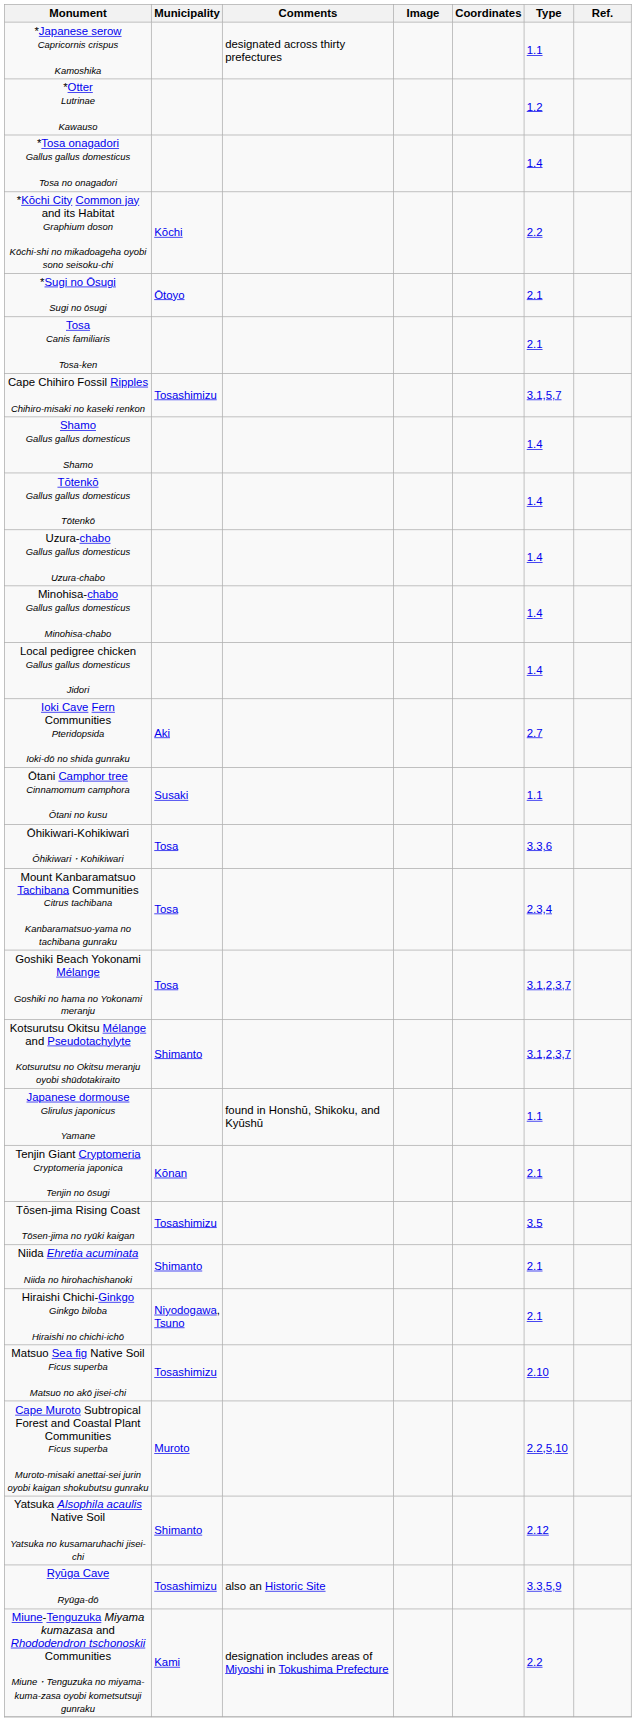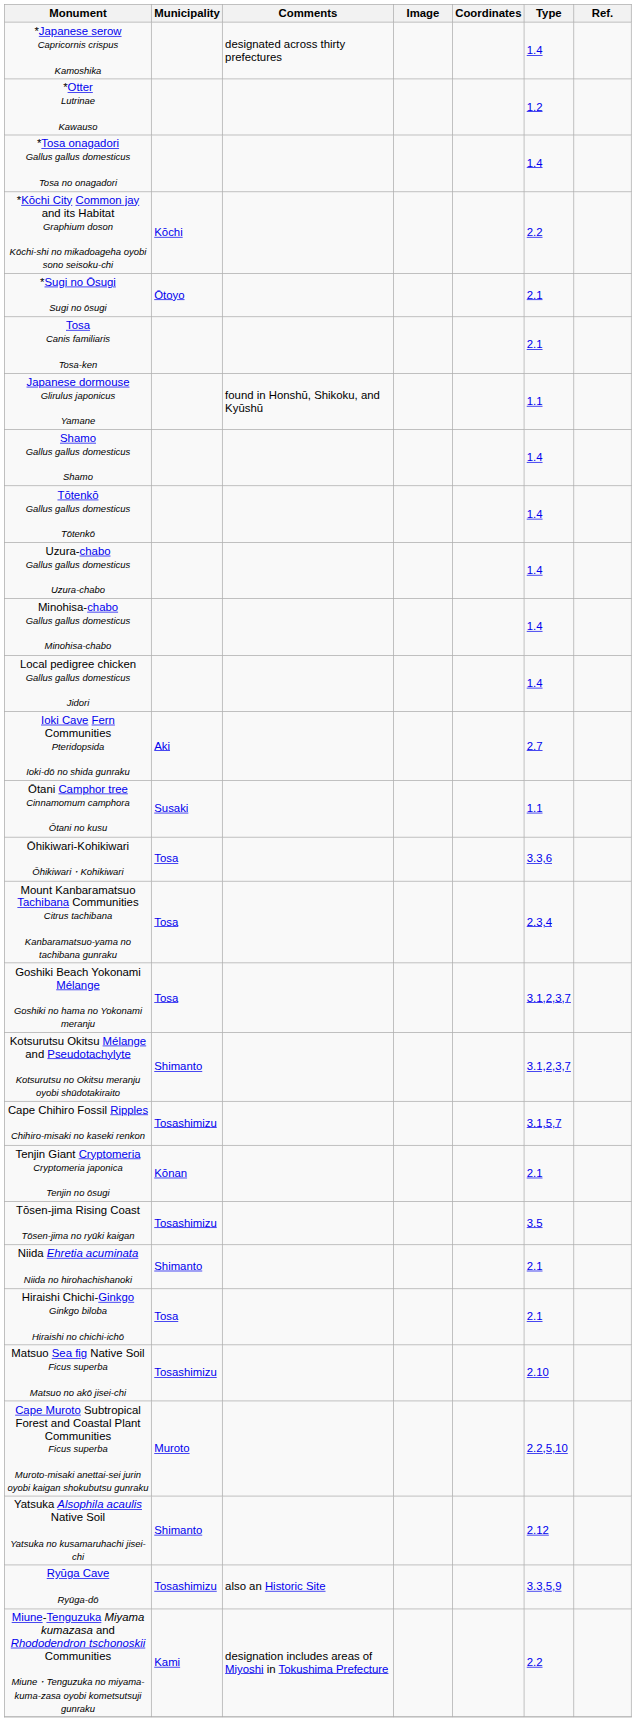(535, 50) 1.1 -> (535, 50) 1.4
rows swapped: (78, 1116) <-> (78, 395)
(187, 1316) Niyodogawa, Tsuno -> (166, 1316) Tosa
